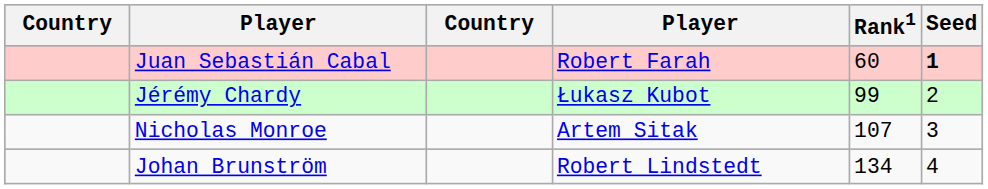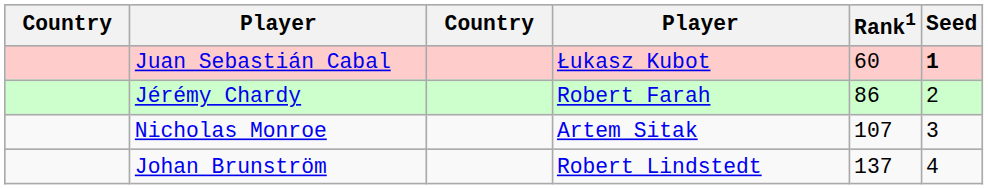(634, 62) Robert Farah -> (634, 62) Łukasz Kubot
(634, 97) Łukasz Kubot -> (634, 97) Robert Farah
(867, 97) 99 -> (867, 97) 86
(873, 167) 134 -> (873, 167) 137
